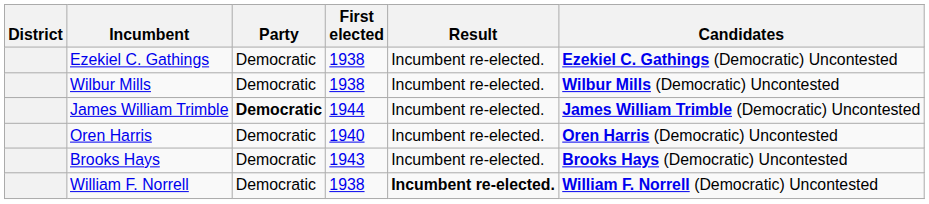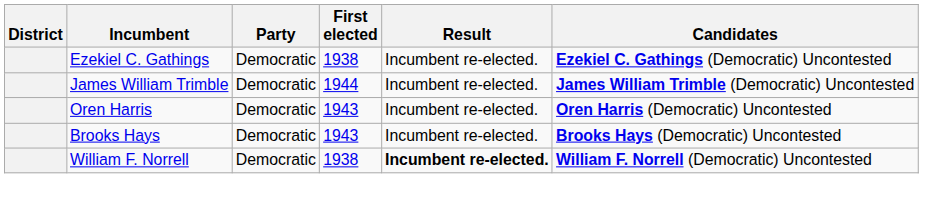- row: (111, 85)
(279, 110) bold -> (276, 85) normal
(347, 135) 1940 -> (341, 110) 1943
